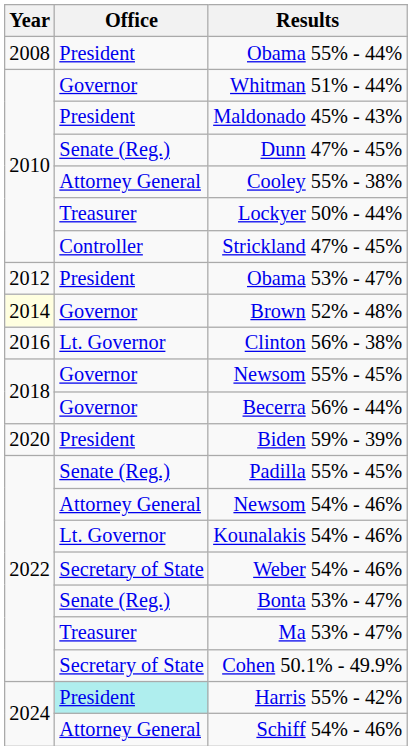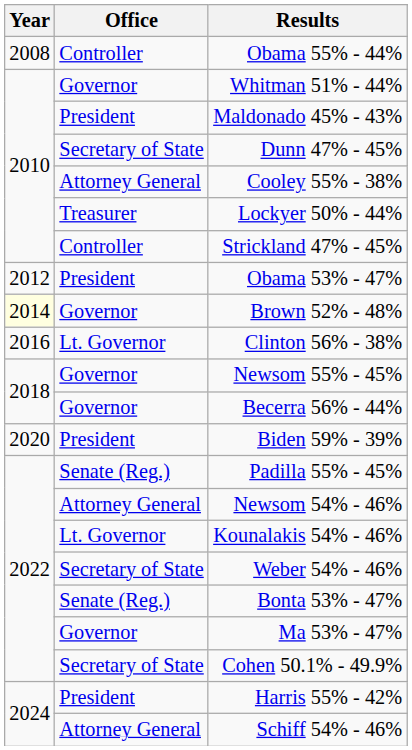(97, 52) President -> (101, 52) Controller
(115, 149) Senate (Reg.) -> (132, 149) Secretary of State
(98, 632) Treasurer -> (98, 632) Governor
(97, 697) paleturquoise background -> (97, 697) no background
